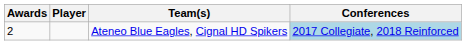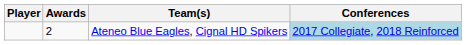columns swapped: (27, 13) <-> (69, 13)
